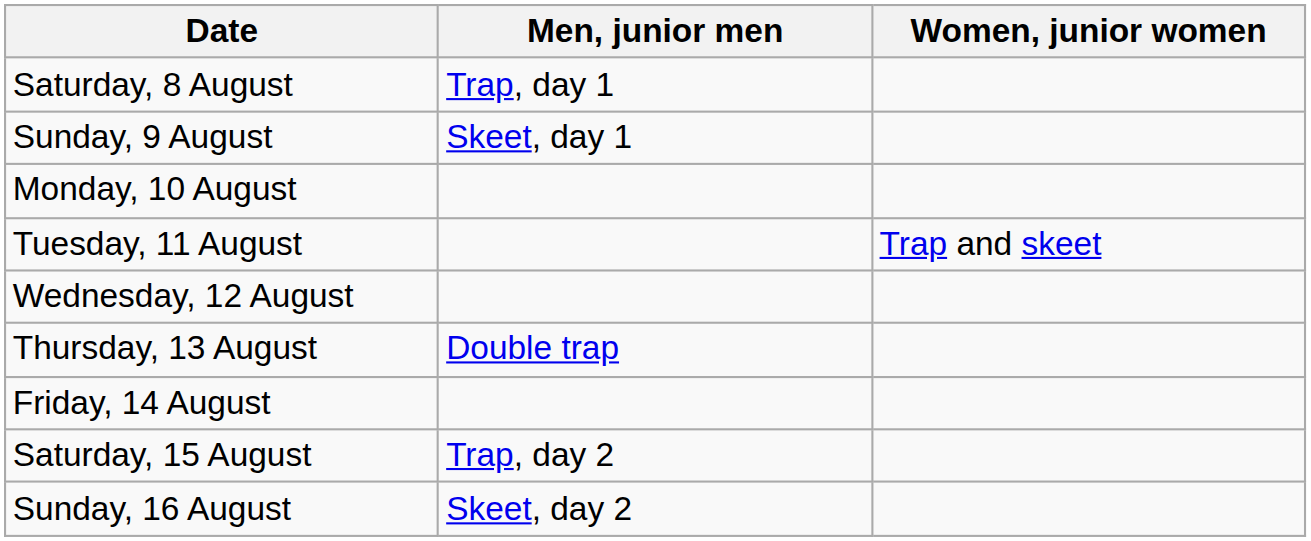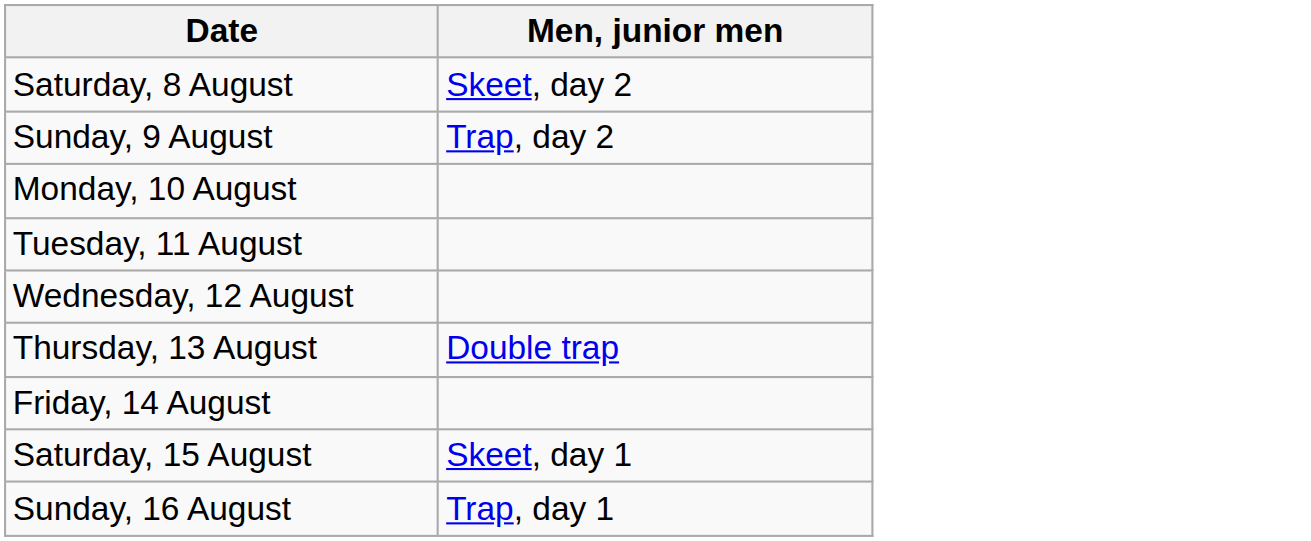- column: (1089, 31)
(530, 84) Trap, day 1 -> (539, 84) Skeet, day 2
(539, 137) Skeet, day 1 -> (530, 137) Trap, day 2
(530, 455) Trap, day 2 -> (539, 455) Skeet, day 1
(539, 508) Skeet, day 2 -> (530, 508) Trap, day 1
